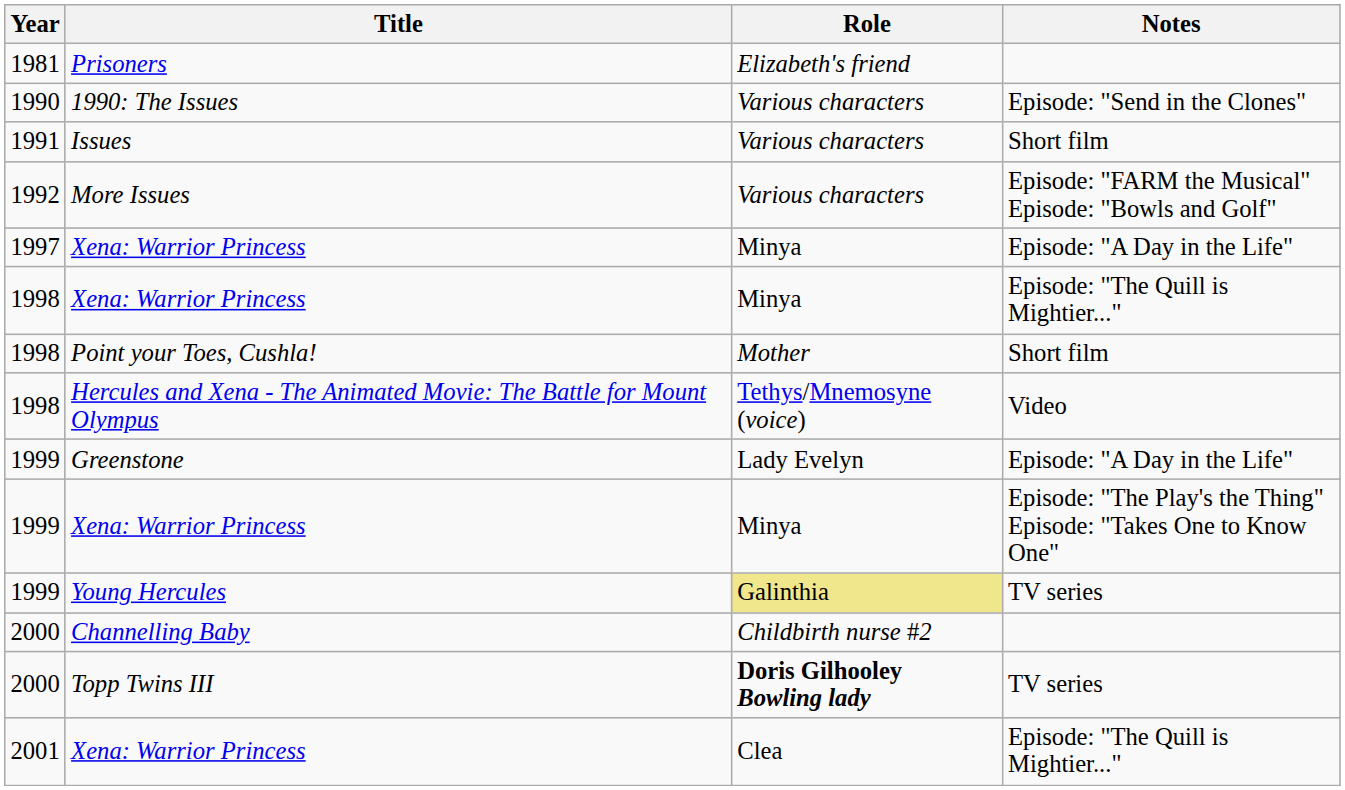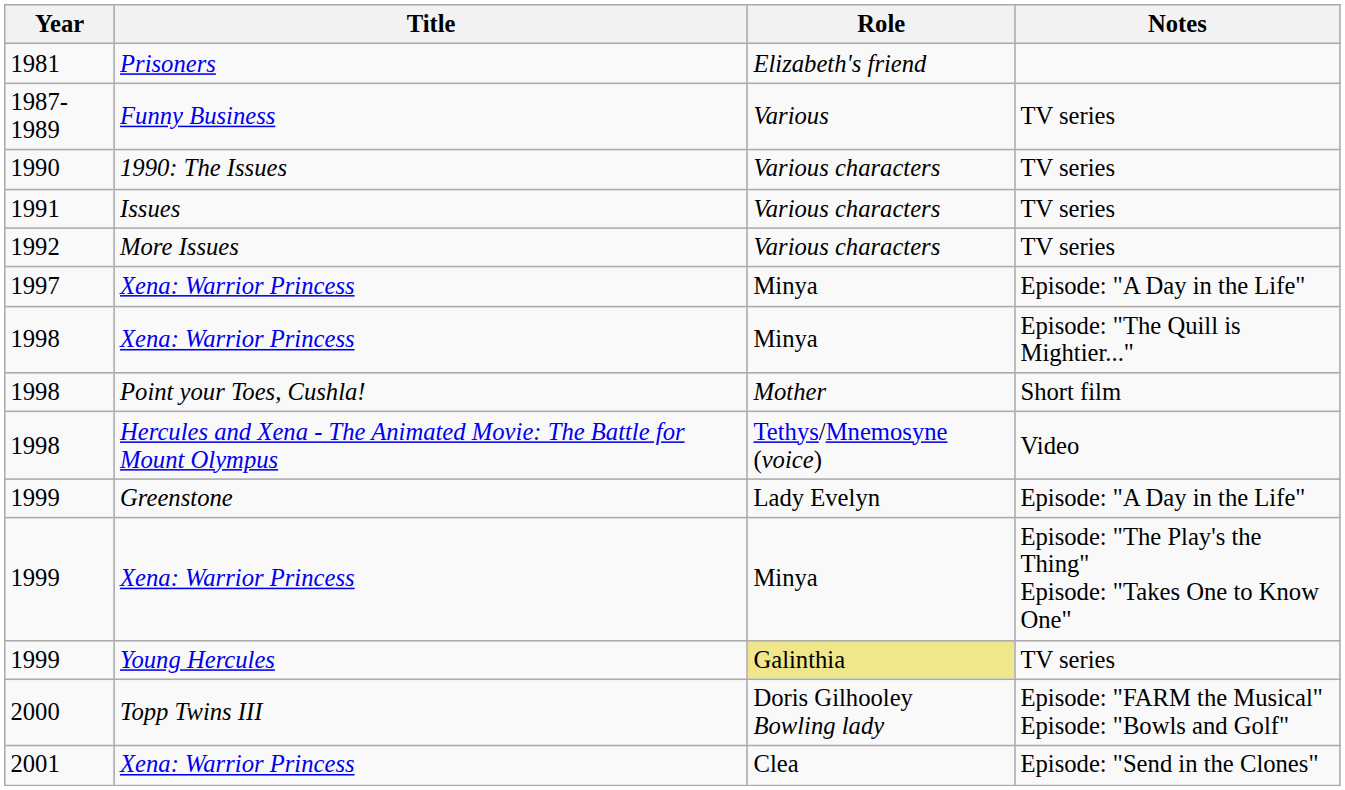+ row: (39, 116)
(1157, 102) Episode: "Send in the Clones" -> (1068, 168) TV series
(1058, 141) Short film -> (1068, 208) TV series
(1159, 194) Episode: "FARM the Musical" Episode: "Bowls and Golf" -> (1068, 247) TV series
- row: (35, 631)
(820, 684) bold -> (833, 712) normal
(1055, 684) TV series -> (1172, 712) Episode: "FARM the Musical" Episode: "Bowls and Golf"
(1118, 751) Episode: "The Quill is Mightier..." -> (1169, 765) Episode: "Send in the Clones"
